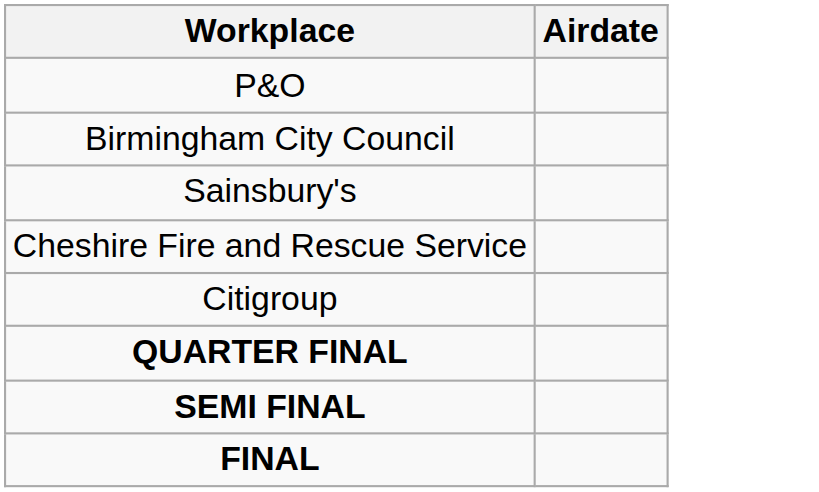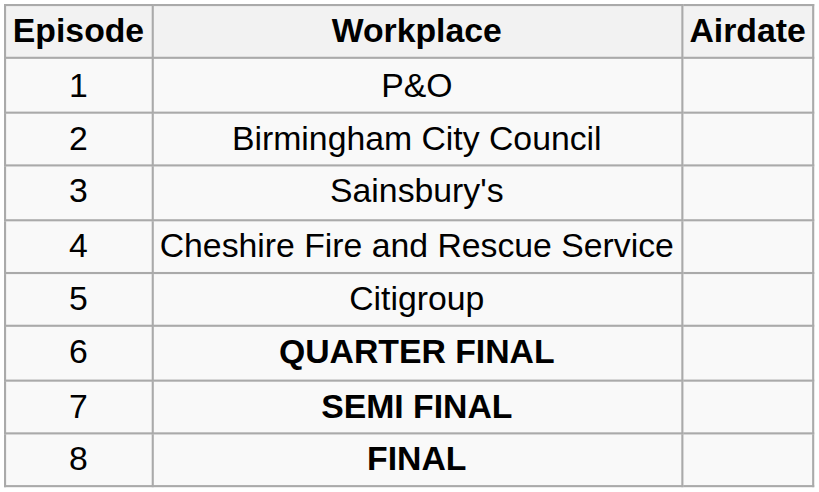+ column: (78, 31)
